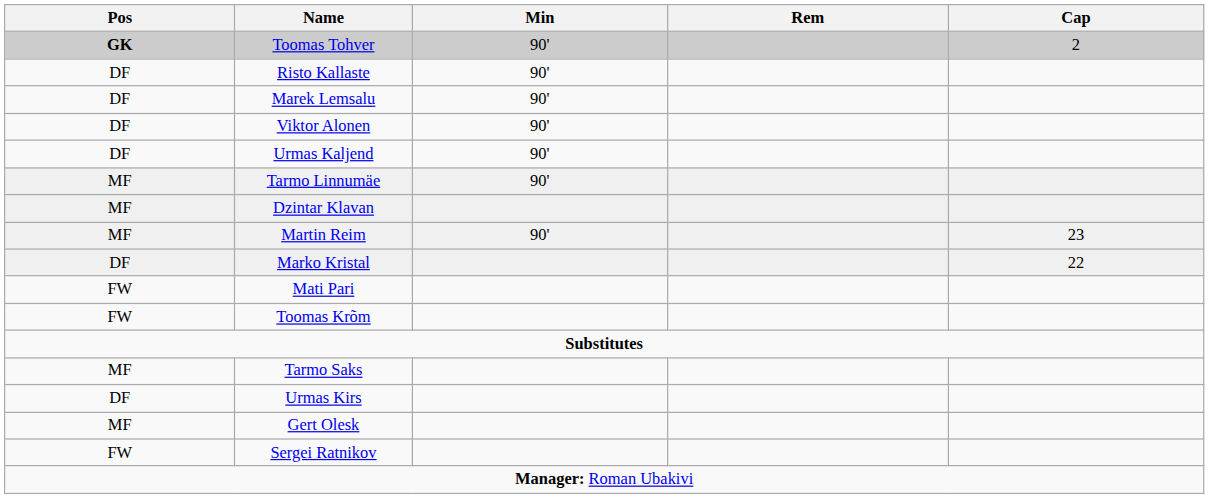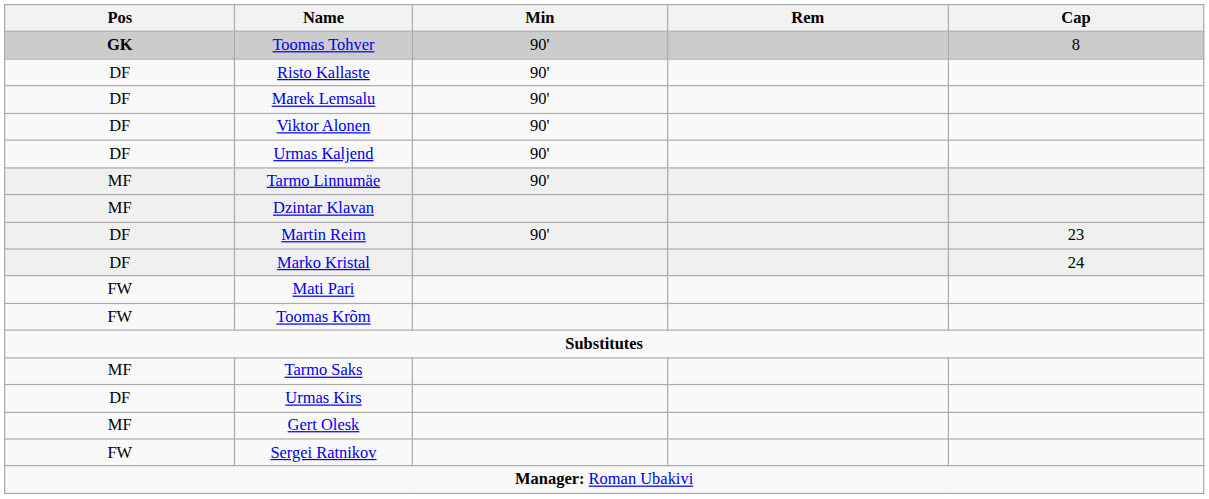(1076, 44) 2 -> (1076, 44) 8
(120, 234) MF -> (120, 234) DF
(1076, 262) 22 -> (1076, 262) 24
